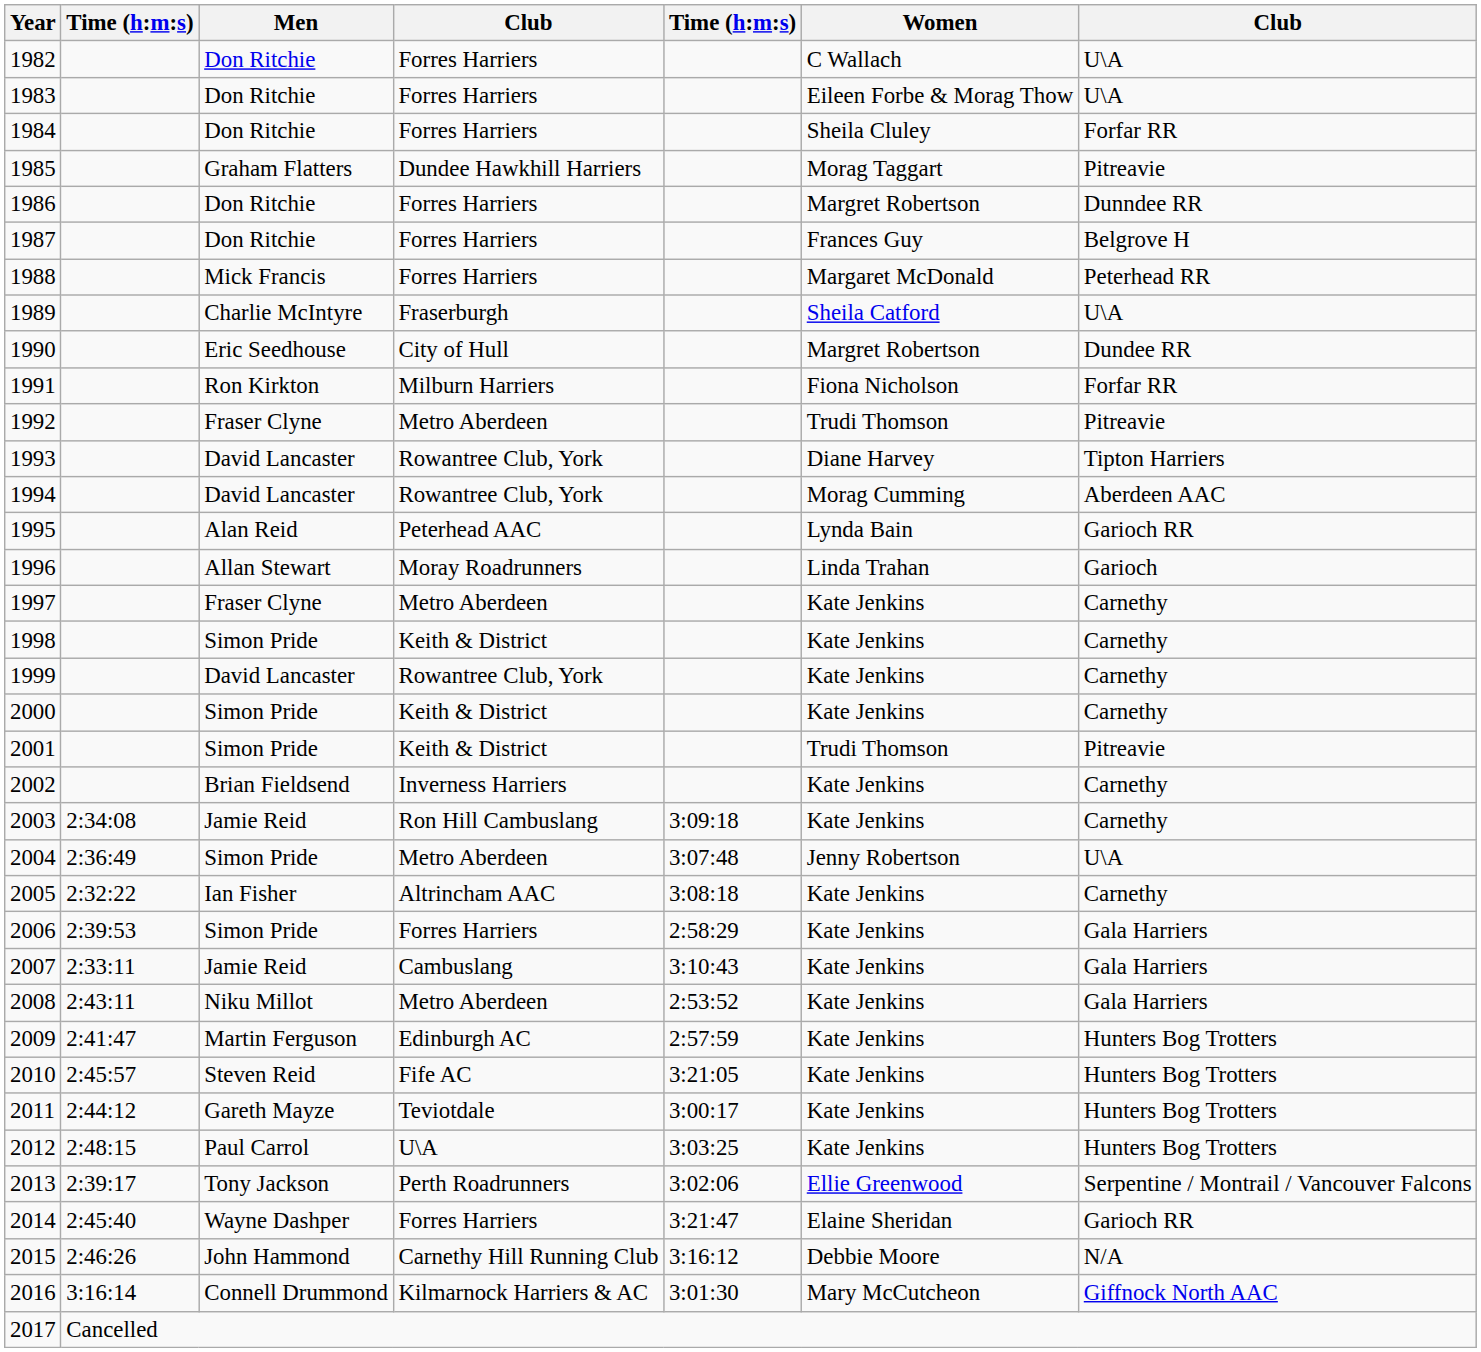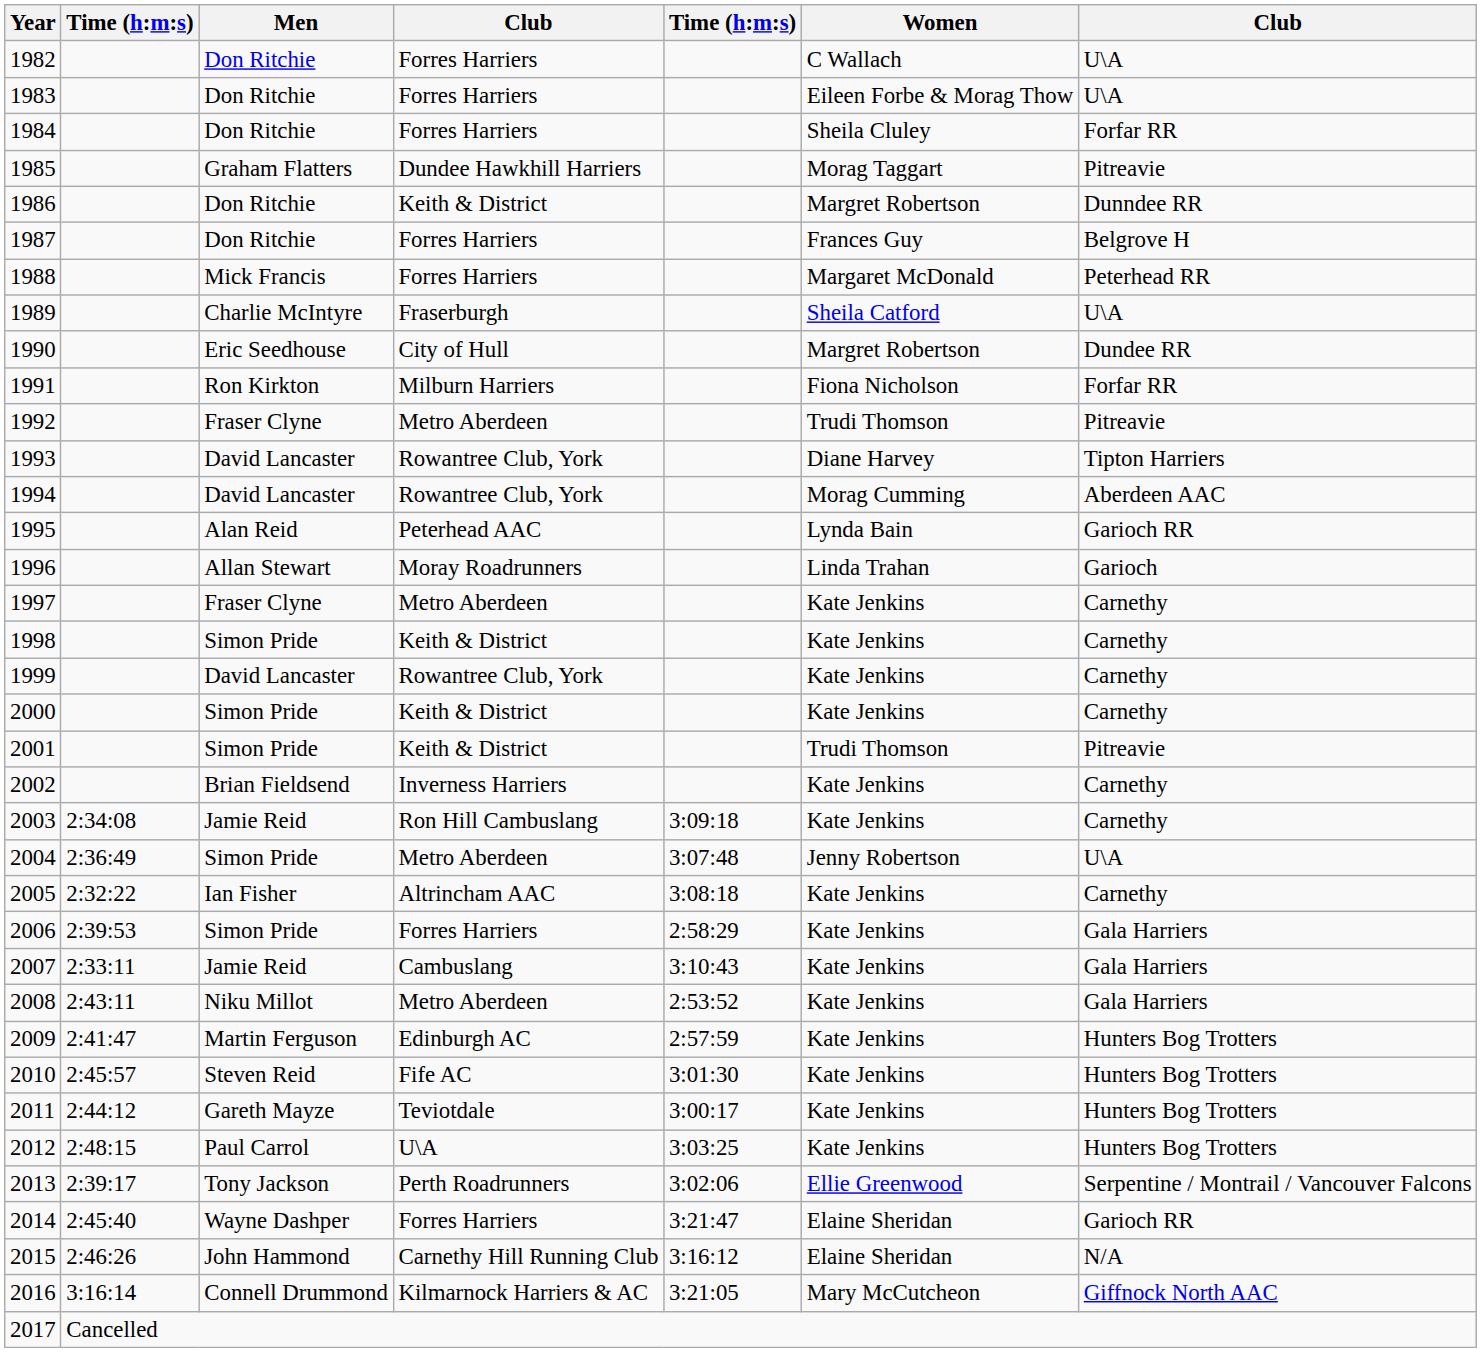(468, 204) Forres Harriers -> (473, 204) Keith & District
(704, 1074) 3:21:05 -> (704, 1074) 3:01:30
(873, 1256) Debbie Moore -> (880, 1256) Elaine Sheridan
(704, 1292) 3:01:30 -> (704, 1292) 3:21:05
